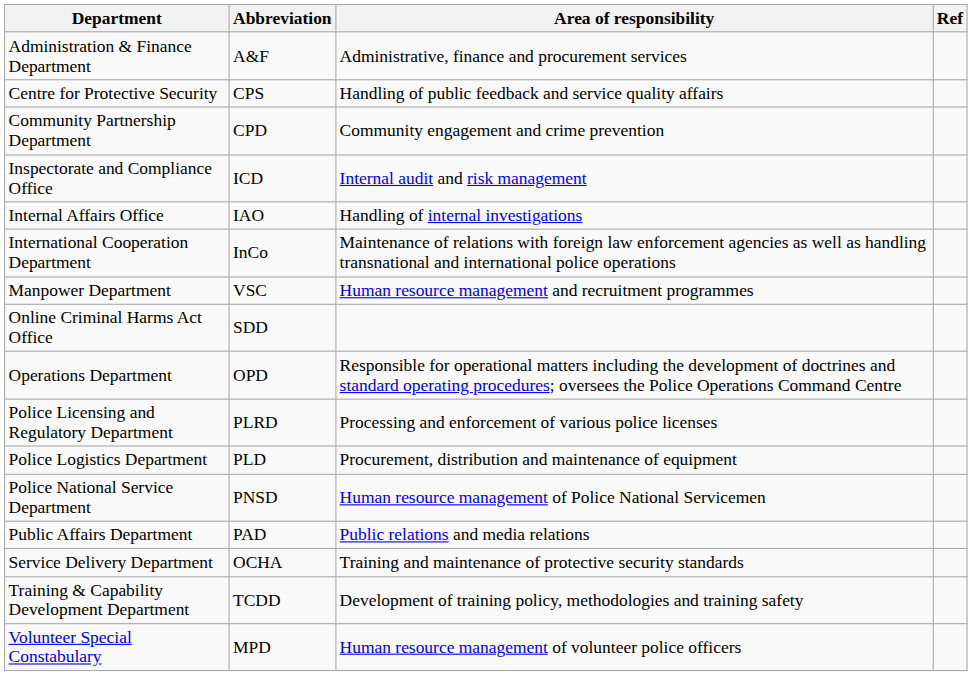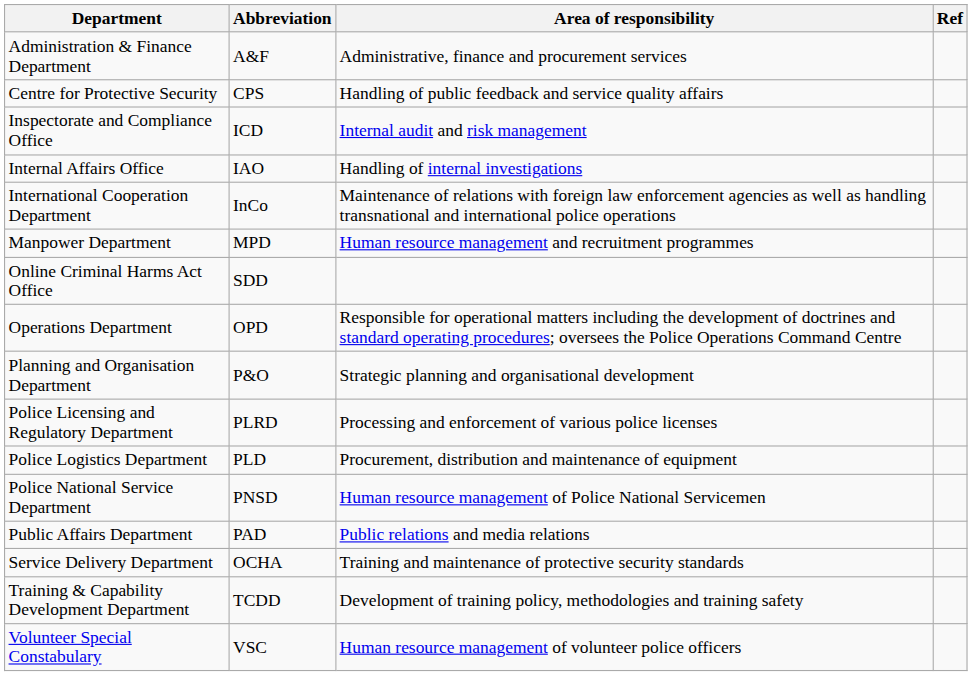- row: (92, 130)
(250, 290) VSC -> (252, 243) MPD
+ row: (101, 375)
(252, 647) MPD -> (250, 647) VSC
